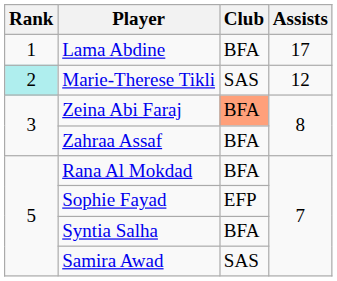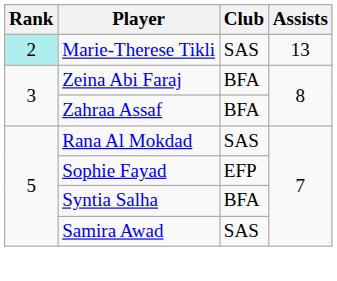- row: (114, 49)
(300, 79) 12 -> (300, 49) 13
(242, 110) lightsalmon background -> (242, 79) no background
(242, 170) BFA -> (241, 140) SAS
